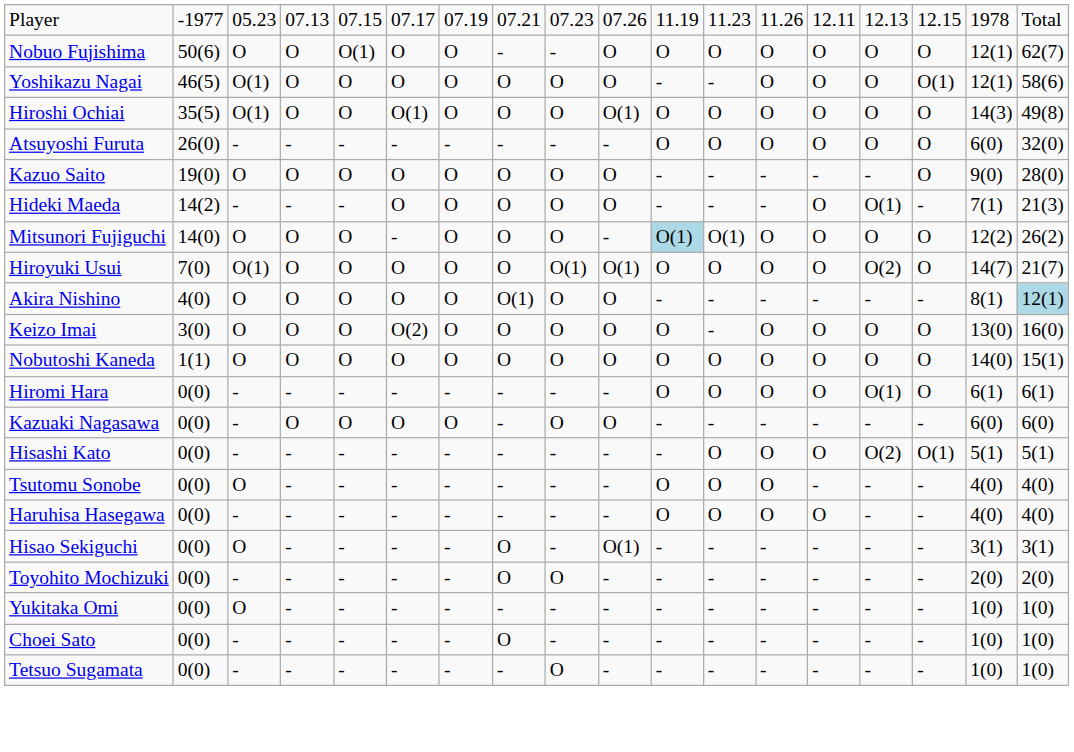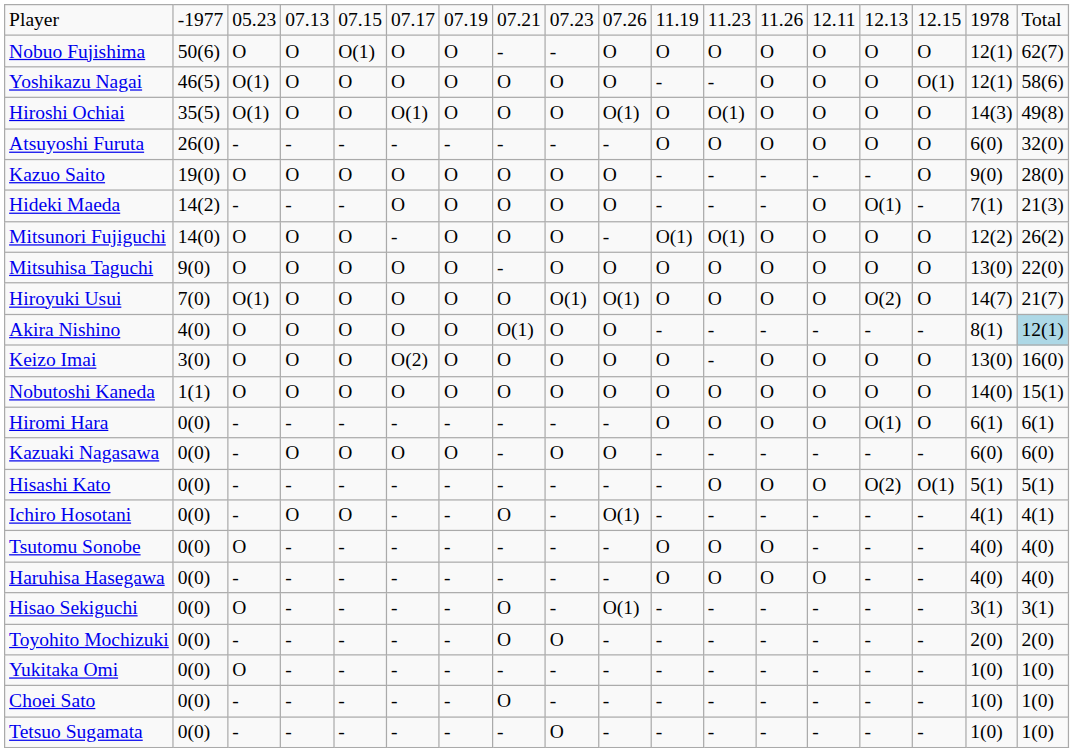(715, 112) O -> (726, 112) O(1)
(674, 236) lightblue background -> (674, 236) no background
+ row: (81, 267)
+ row: (70, 515)
